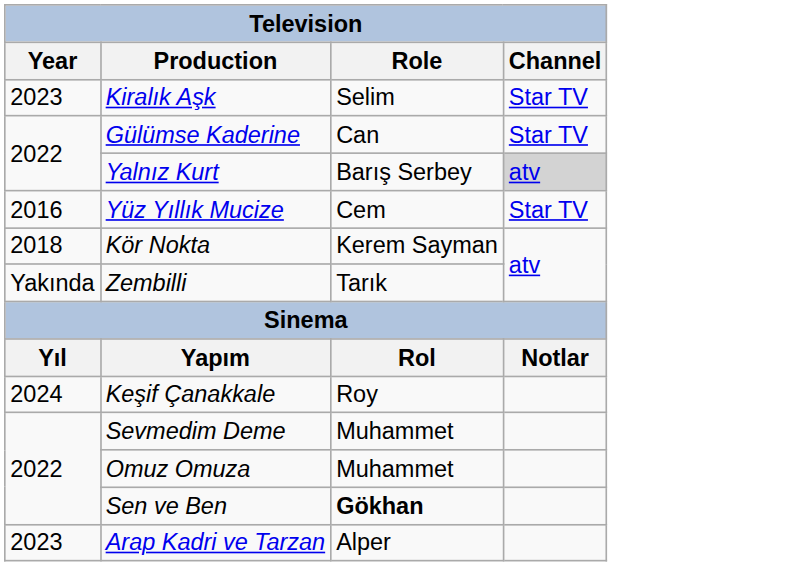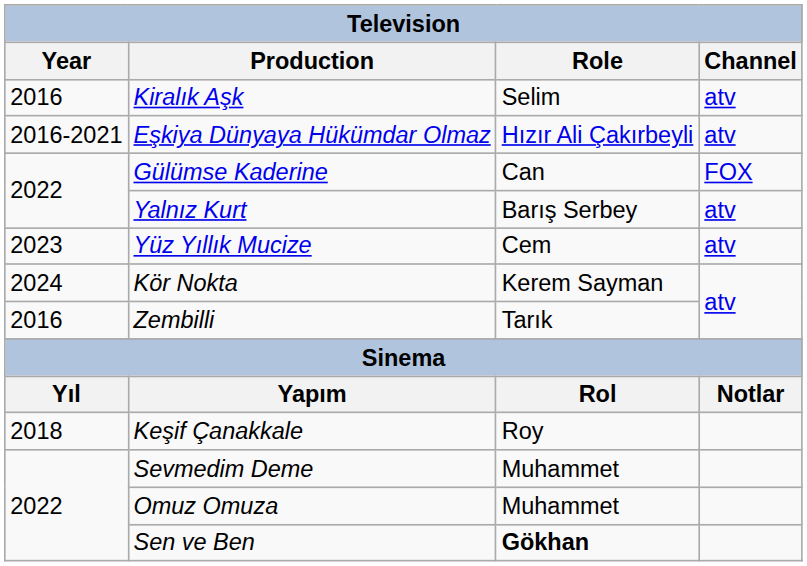(36, 98) 2023 -> (36, 98) 2016
(548, 98) Star TV -> (720, 98) atv
+ row: (312, 135)
(548, 135) Star TV -> (728, 172) FOX
(524, 172) lightgrey background -> (720, 209) no background
(36, 209) 2016 -> (36, 246) 2023
(548, 209) Star TV -> (720, 246) atv
(36, 246) 2018 -> (36, 283) 2024
(52, 283) Yakında -> (36, 320) 2016
(36, 395) 2024 -> (36, 432) 2018
- row: (215, 543)
